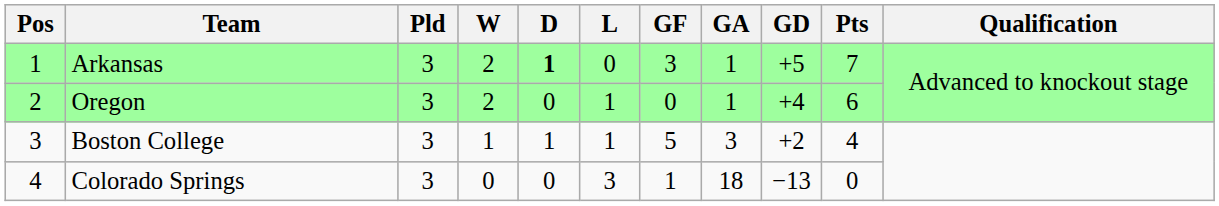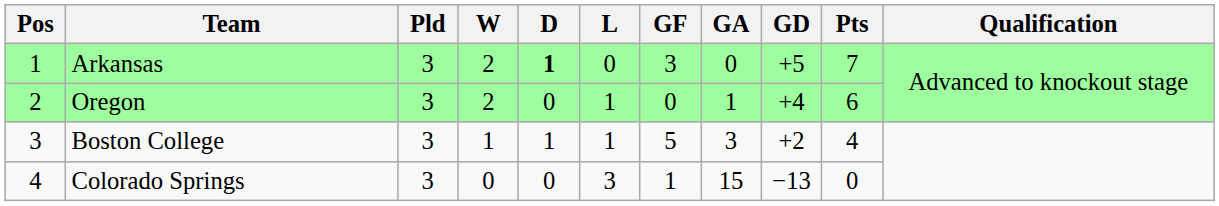(731, 63) 1 -> (731, 63) 0
(731, 180) 18 -> (731, 180) 15
